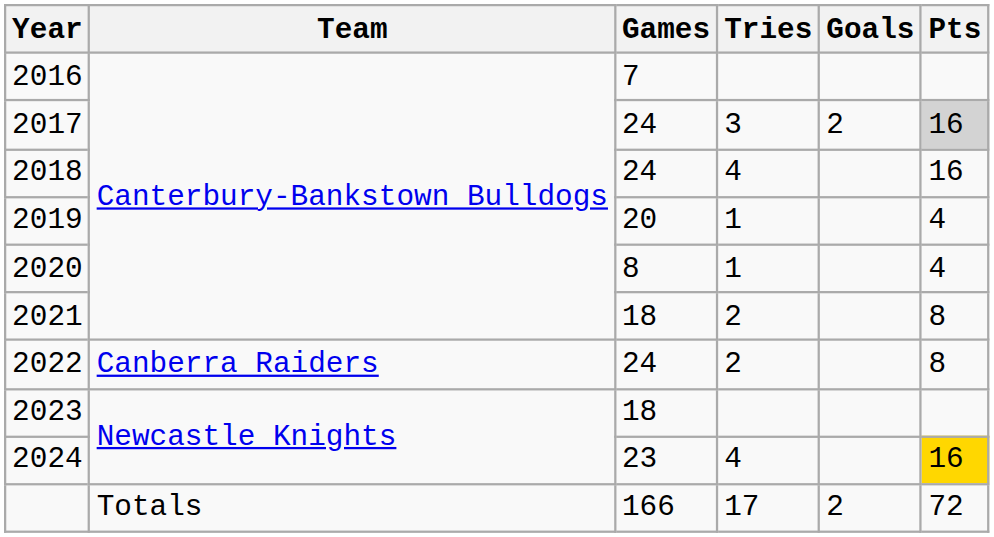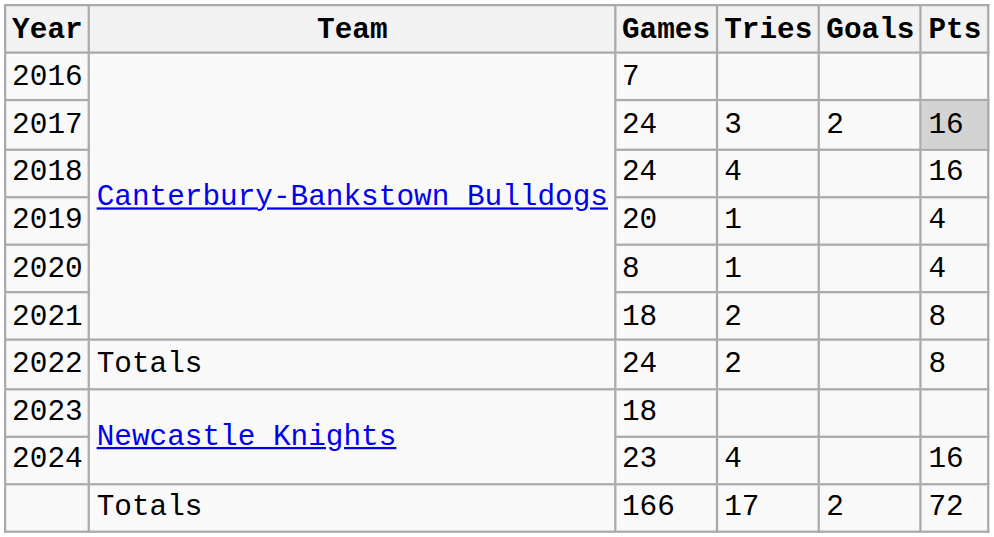(238, 364) Canberra Raiders -> (150, 364) Totals
(946, 460) gold background -> (946, 460) no background
